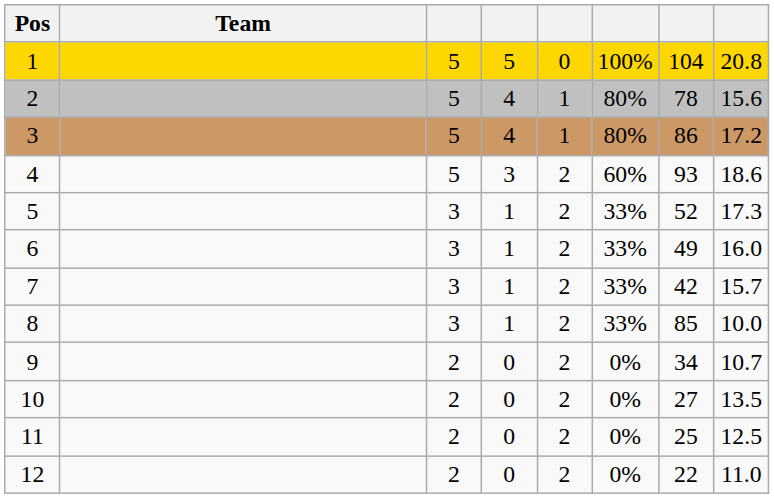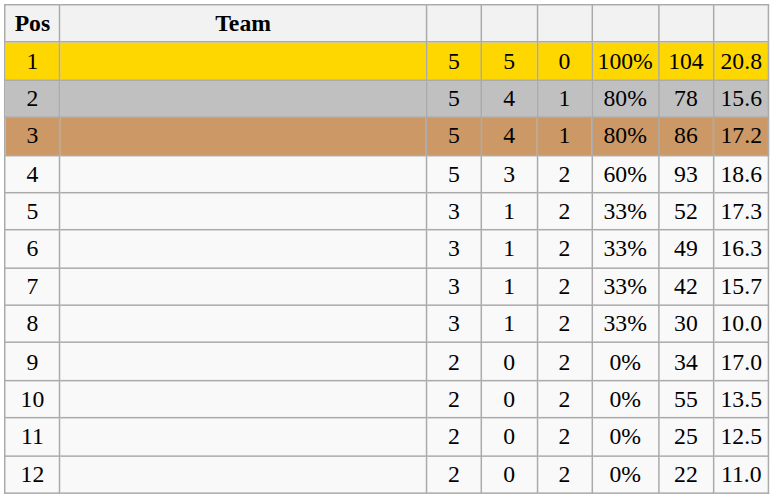(741, 248) 16.0 -> (741, 248) 16.3
(686, 323) 85 -> (686, 323) 30
(741, 361) 10.7 -> (741, 361) 17.0
(686, 398) 27 -> (686, 398) 55
